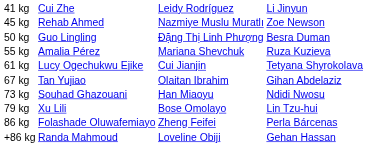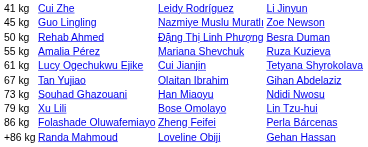(71, 23) Rehab Ahmed -> (67, 23) Guo Lingling
(67, 37) Guo Lingling -> (71, 37) Rehab Ahmed
